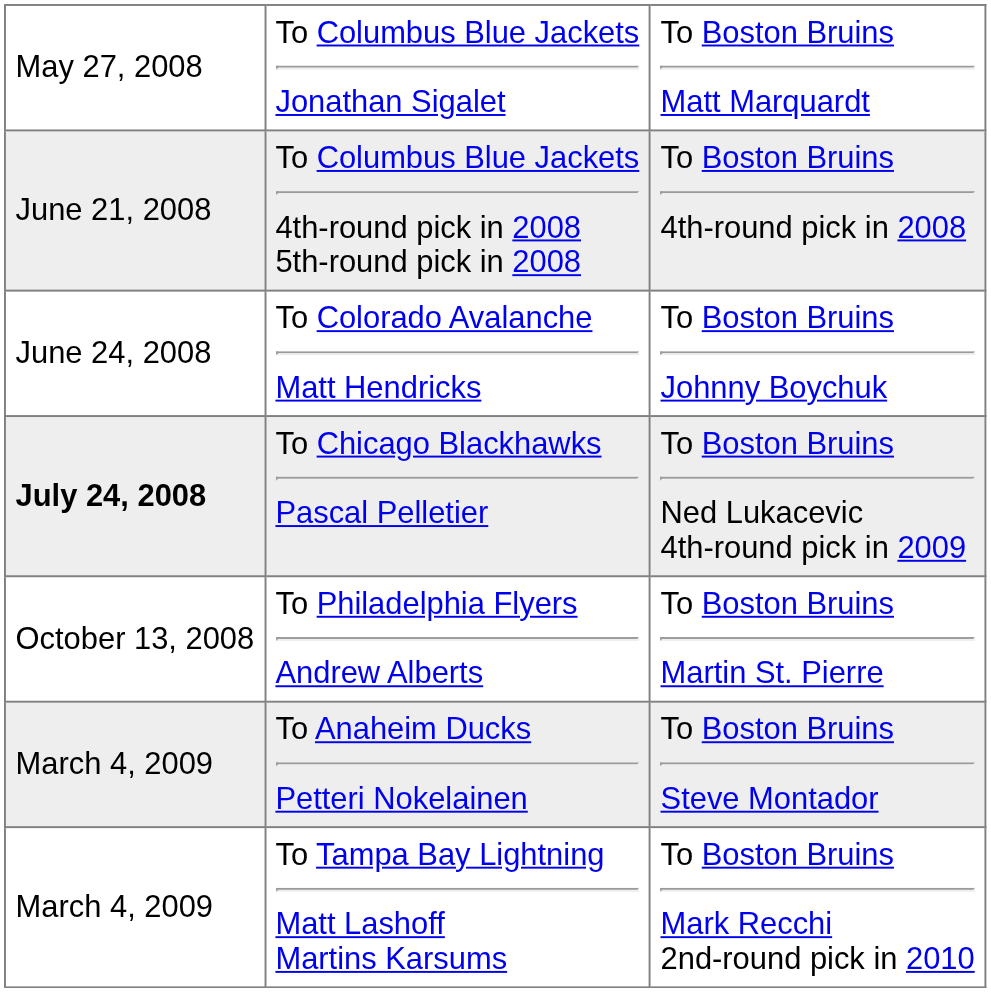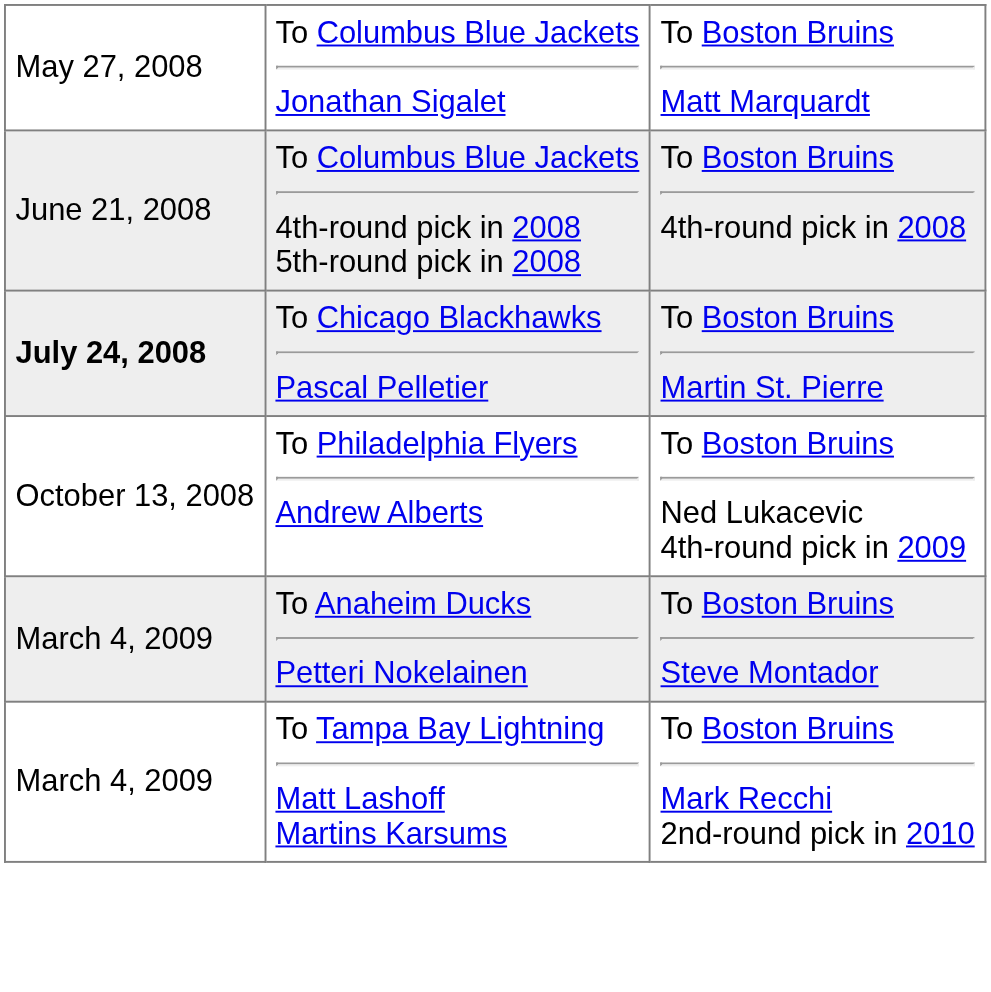- row: (457, 352)
(818, 495) To Boston Bruins Ned Lukacevic 4th-round pick in 2009 -> (818, 352) To Boston Bruins Martin St. Pierre
(818, 638) To Boston Bruins Martin St. Pierre -> (818, 495) To Boston Bruins Ned Lukacevic 4th-round pick in 2009
